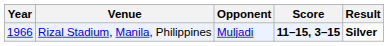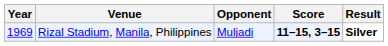(20, 32) 1966 -> (20, 32) 1969
